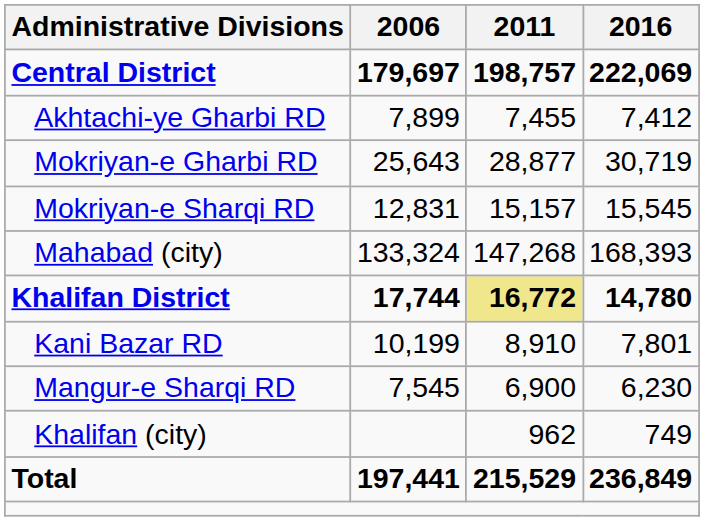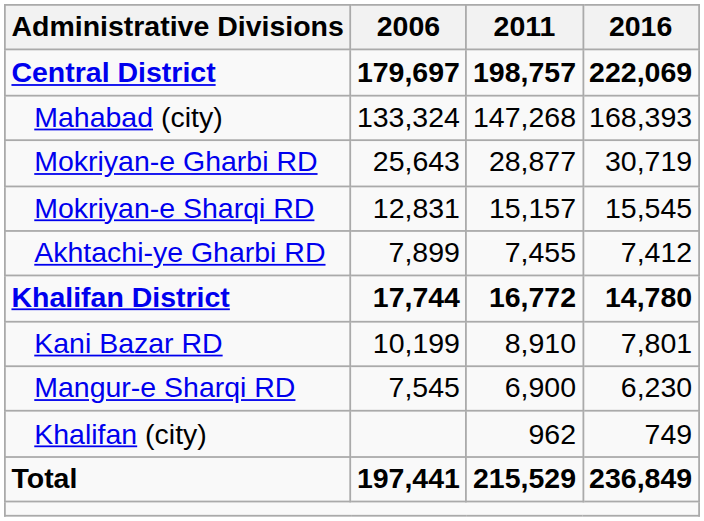rows swapped: (180, 117) <-> (128, 252)
(532, 298) khaki background -> (532, 298) no background
